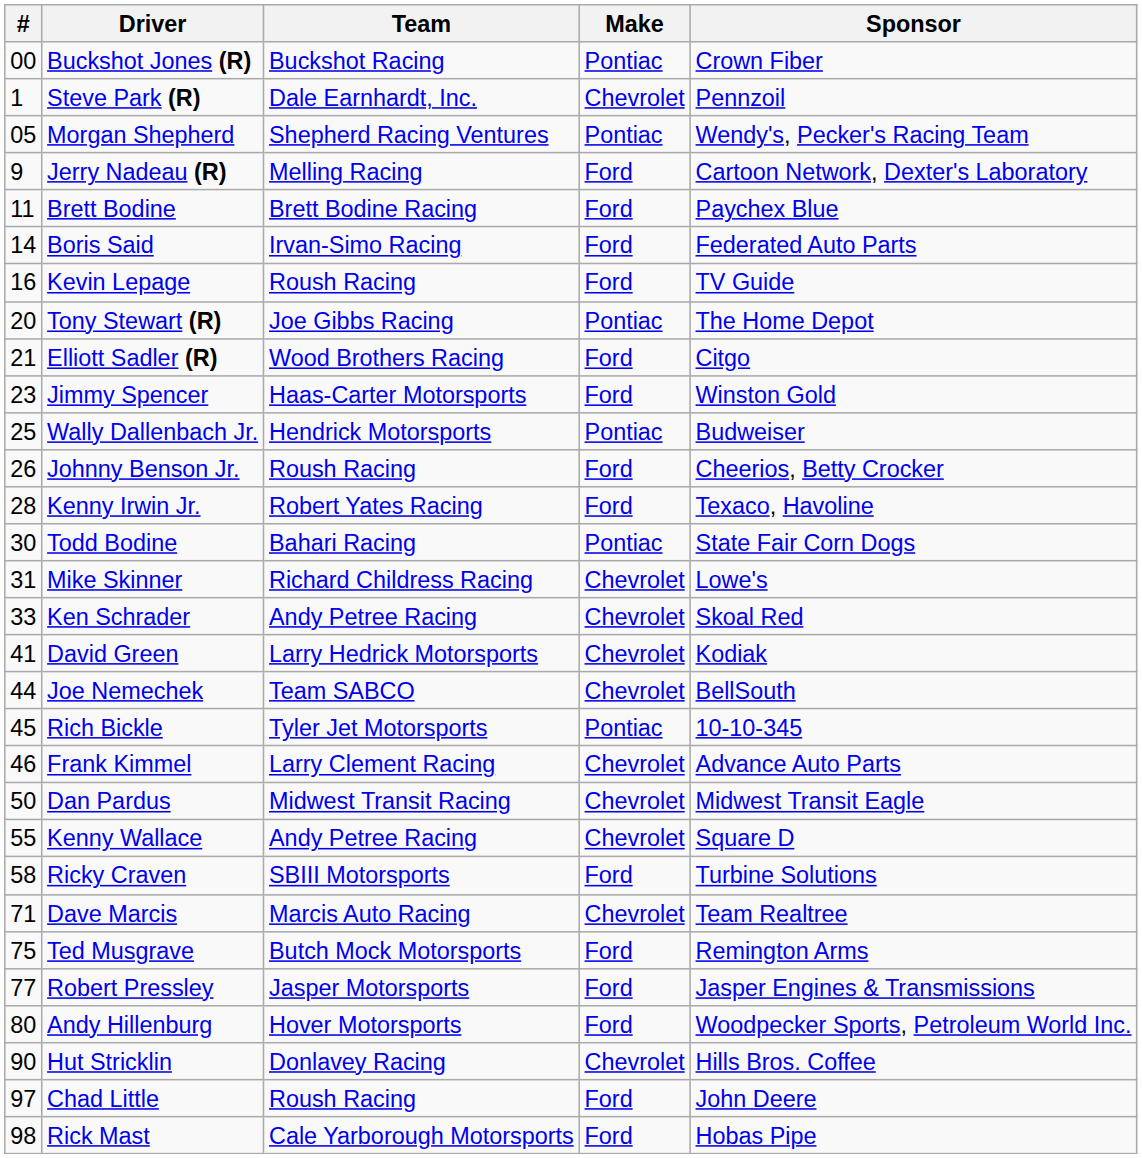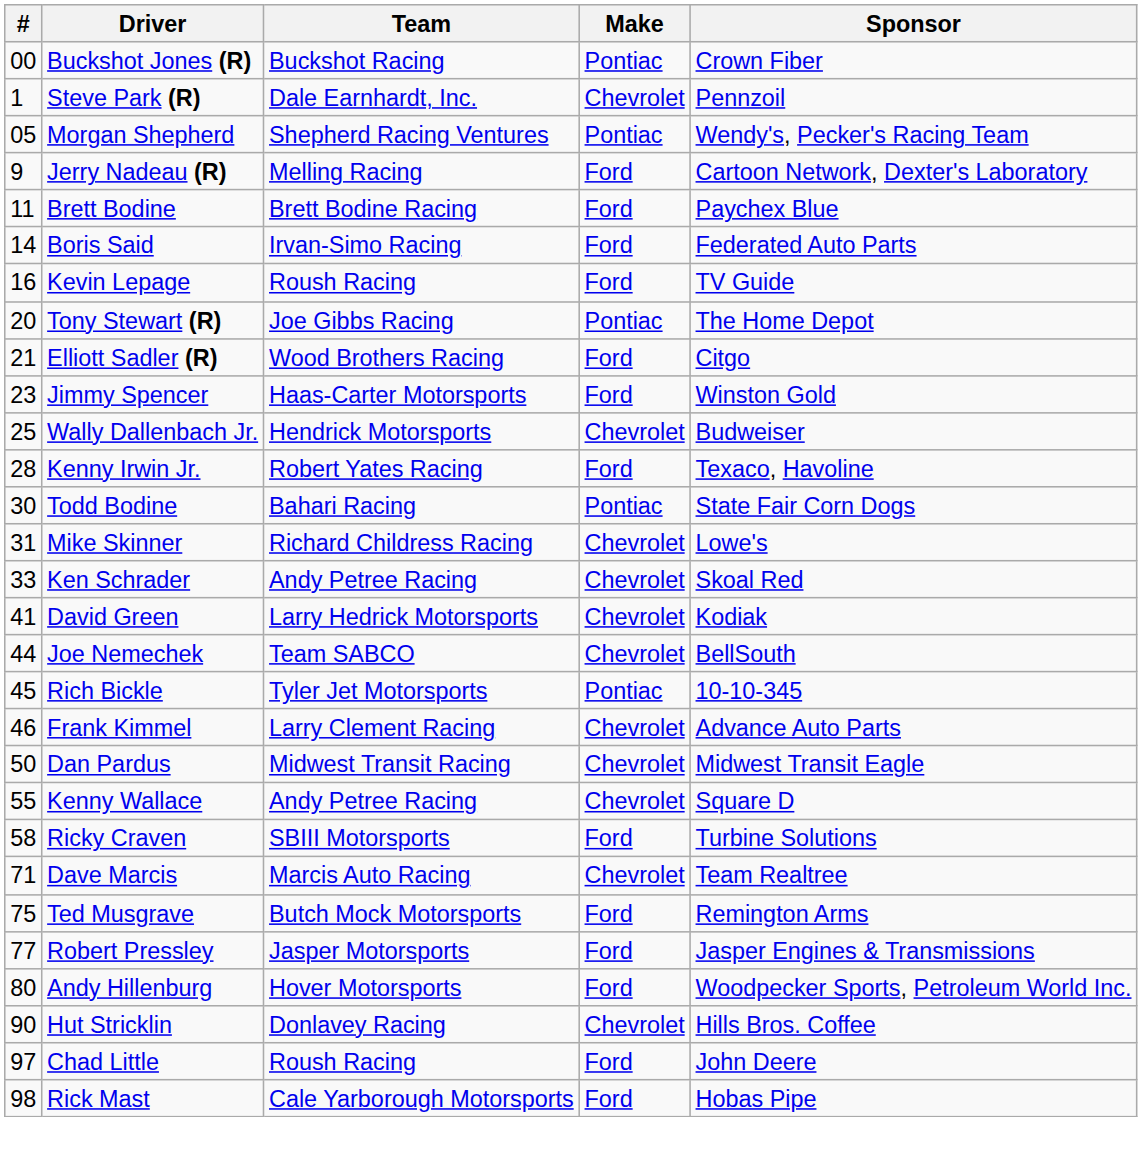(624, 431) Pontiac -> (635, 431) Chevrolet
- row: (143, 468)
